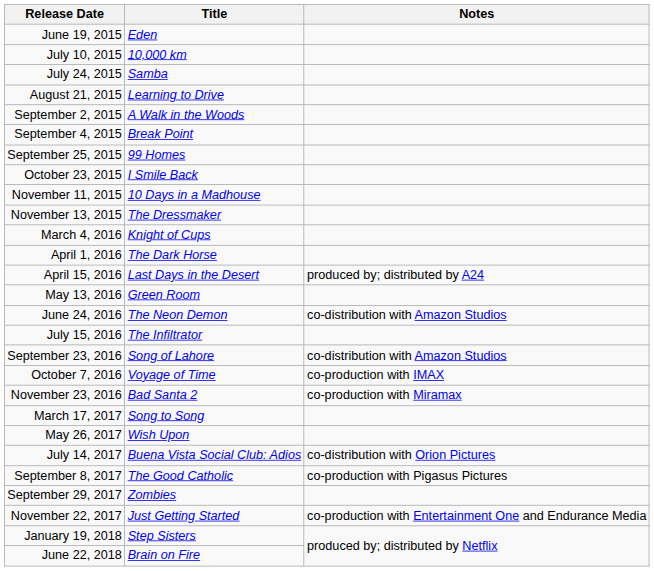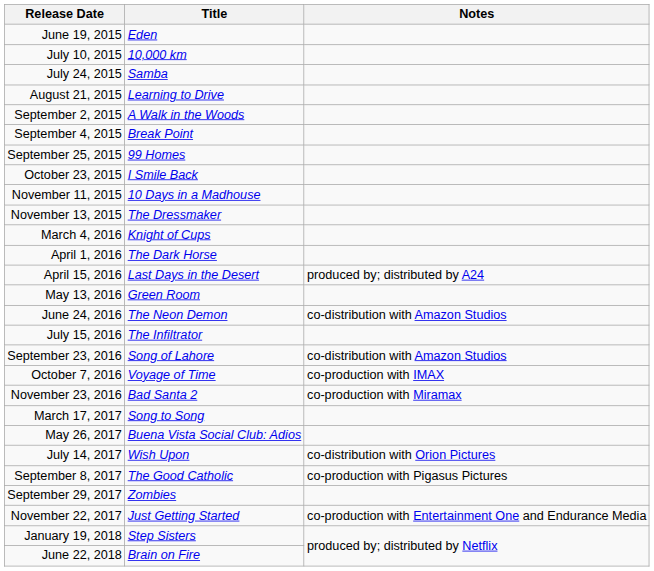(159, 435) Wish Upon -> (214, 435) Buena Vista Social Club: Adios
(214, 455) Buena Vista Social Club: Adios -> (159, 455) Wish Upon
